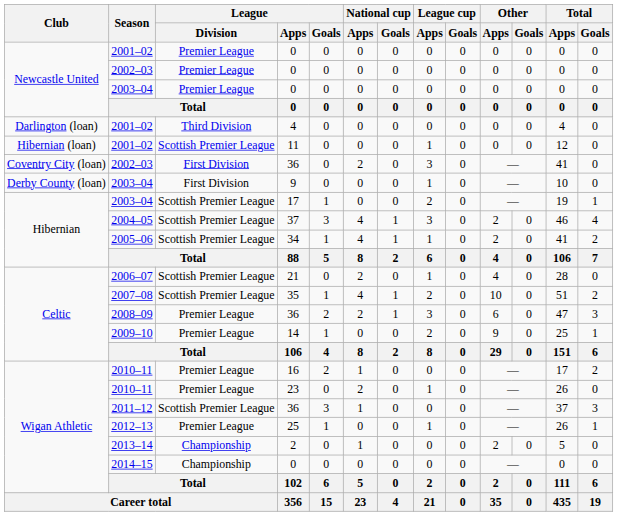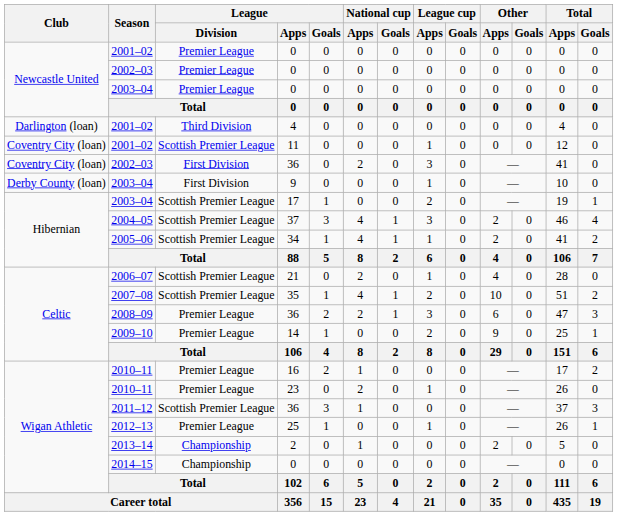(56, 145) Hibernian (loan) -> (56, 145) Coventry City (loan)
